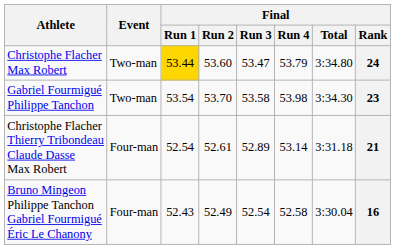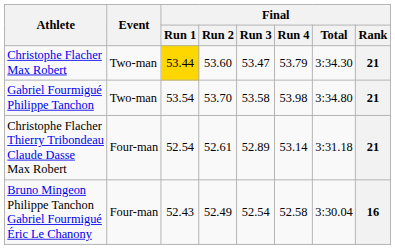(334, 63) 3:34.80 -> (334, 63) 3:34.30
(373, 63) 24 -> (373, 63) 21
(334, 98) 3:34.30 -> (334, 98) 3:34.80
(373, 98) 23 -> (373, 98) 21
